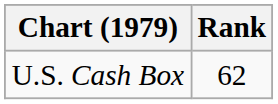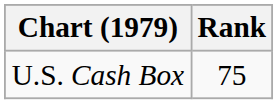(232, 74) 62 -> (232, 74) 75
